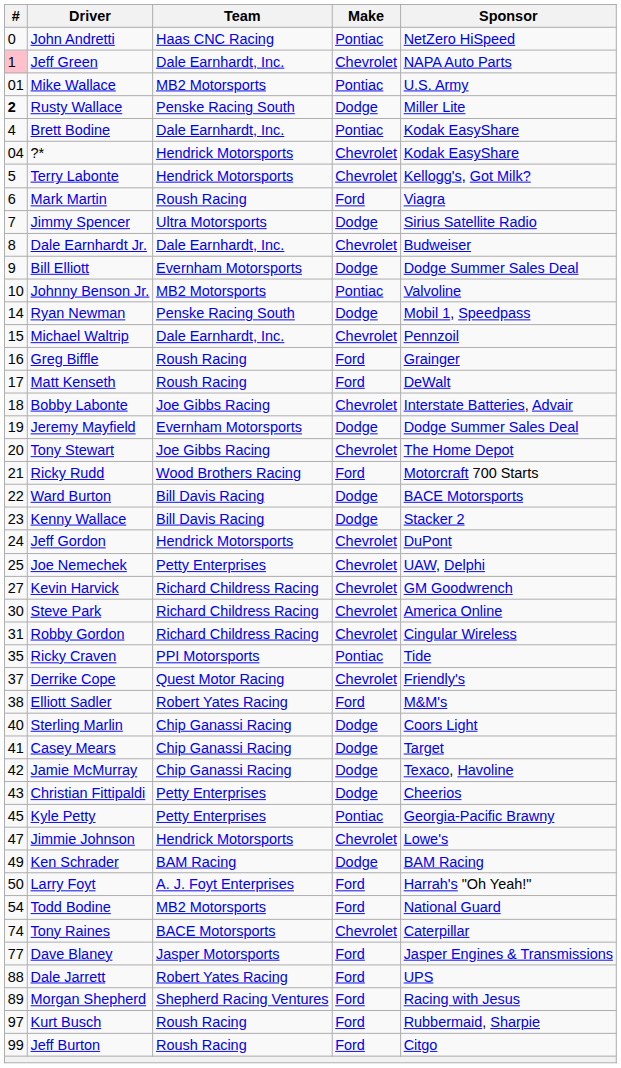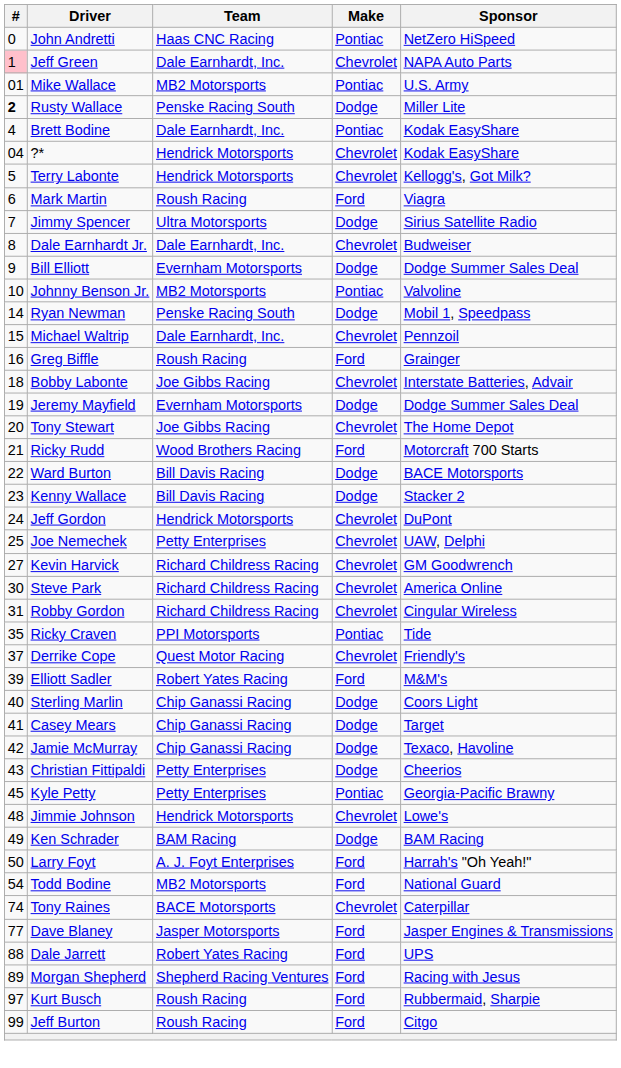- row: (73, 382)
(16, 702) 38 -> (16, 679) 39
(16, 839) 47 -> (16, 816) 48
